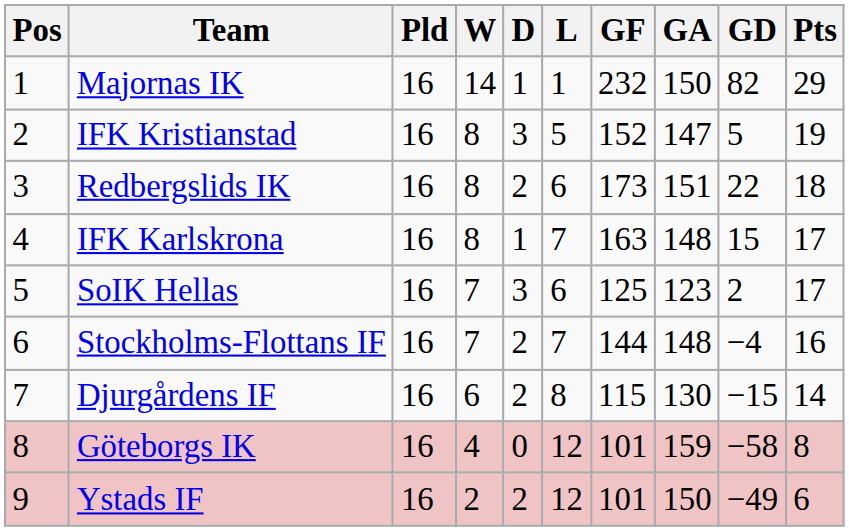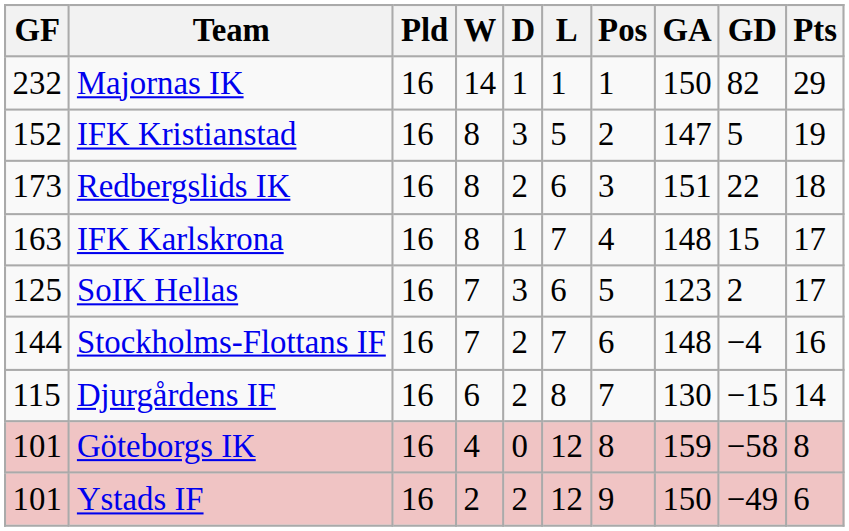columns swapped: (37, 30) <-> (623, 30)
